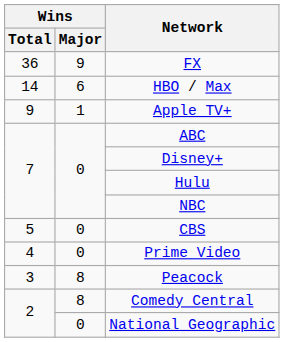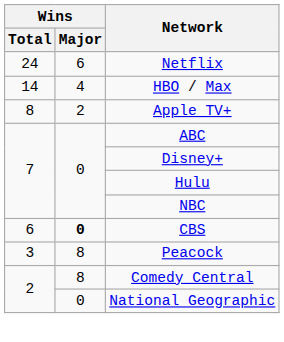- row: (192, 64)
+ row: (192, 64)
(80, 88) 6 -> (80, 88) 4
(30, 111) 9 -> (30, 111) 8
(80, 111) 1 -> (80, 111) 2
(30, 230) 5 -> (30, 230) 6
(80, 230) normal -> (80, 230) bold
- row: (192, 254)
